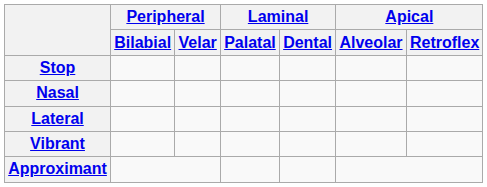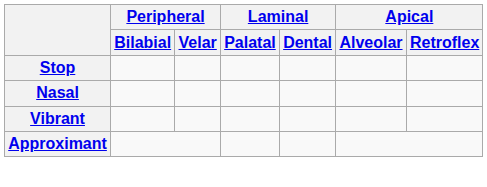- row: (58, 118)
